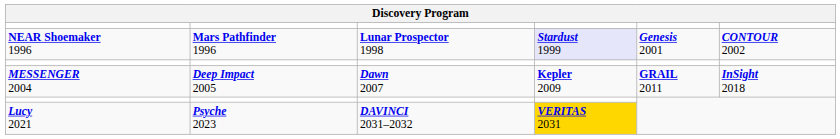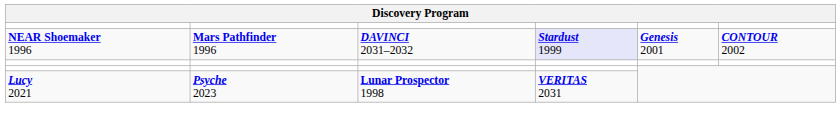(404, 44) Lunar Prospector 1998 -> (387, 44) DAVINCI 2031–2032
- row: (44, 81)
(386, 118) DAVINCI 2031–2032 -> (405, 86) Lunar Prospector 1998
(562, 118) gold background -> (563, 86) no background
